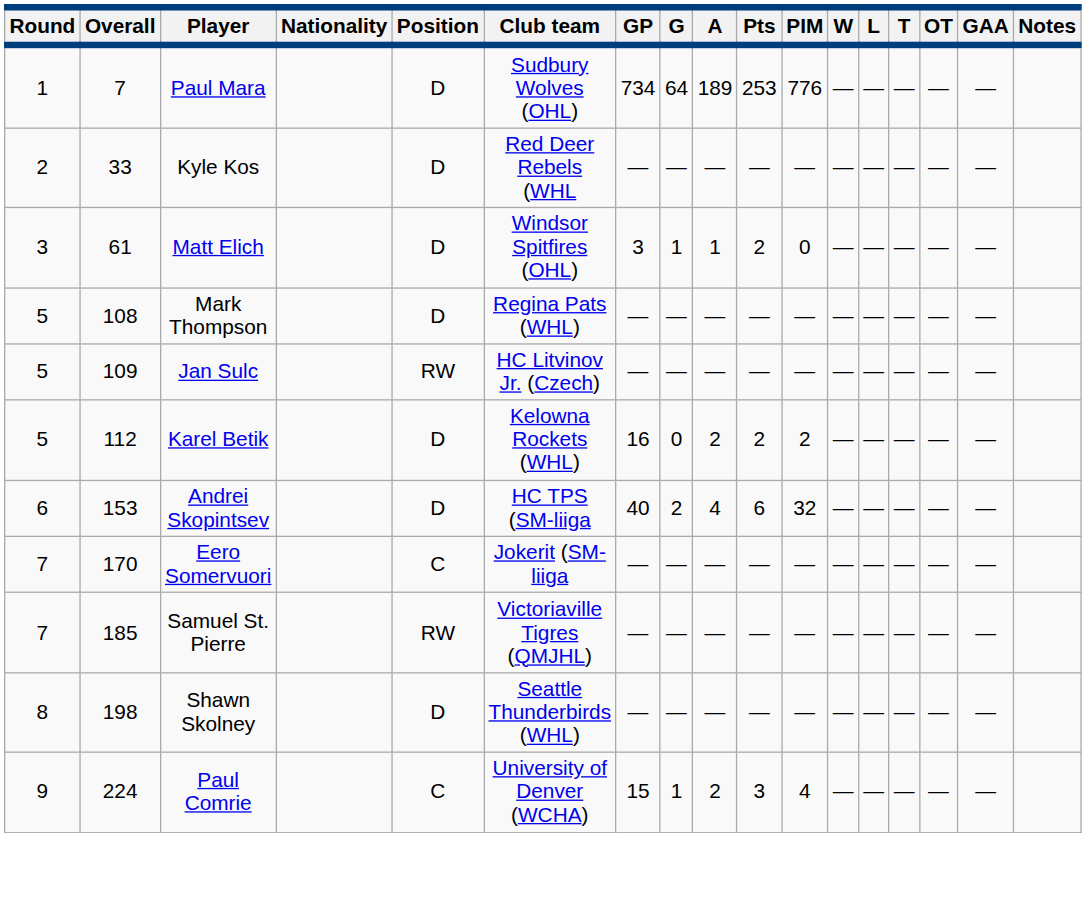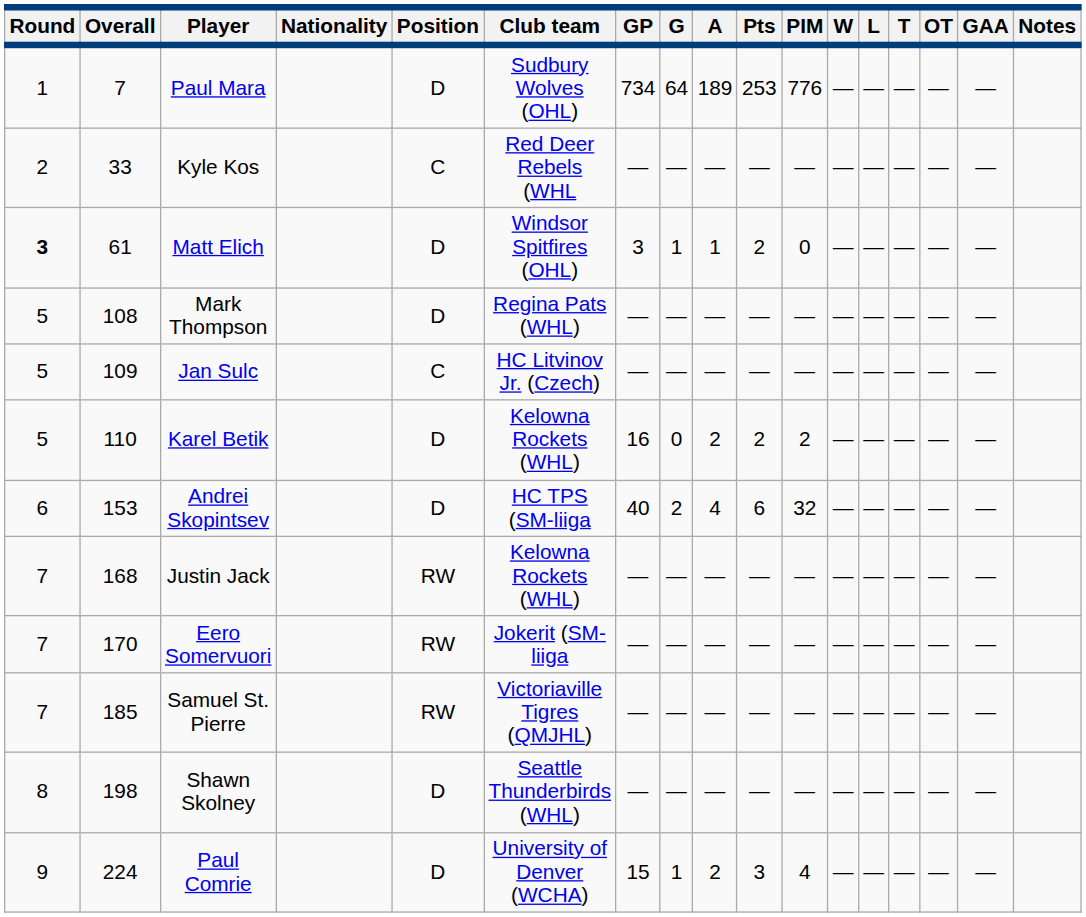(438, 167) D -> (438, 167) C
(42, 247) normal -> (42, 247) bold
(438, 371) RW -> (438, 371) C
(120, 439) 112 -> (120, 439) 110
+ row: (218, 576)
(438, 564) C -> (438, 644) RW
(438, 792) C -> (438, 871) D
